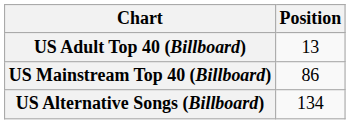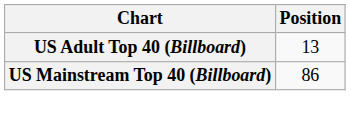- row: (140, 103)
